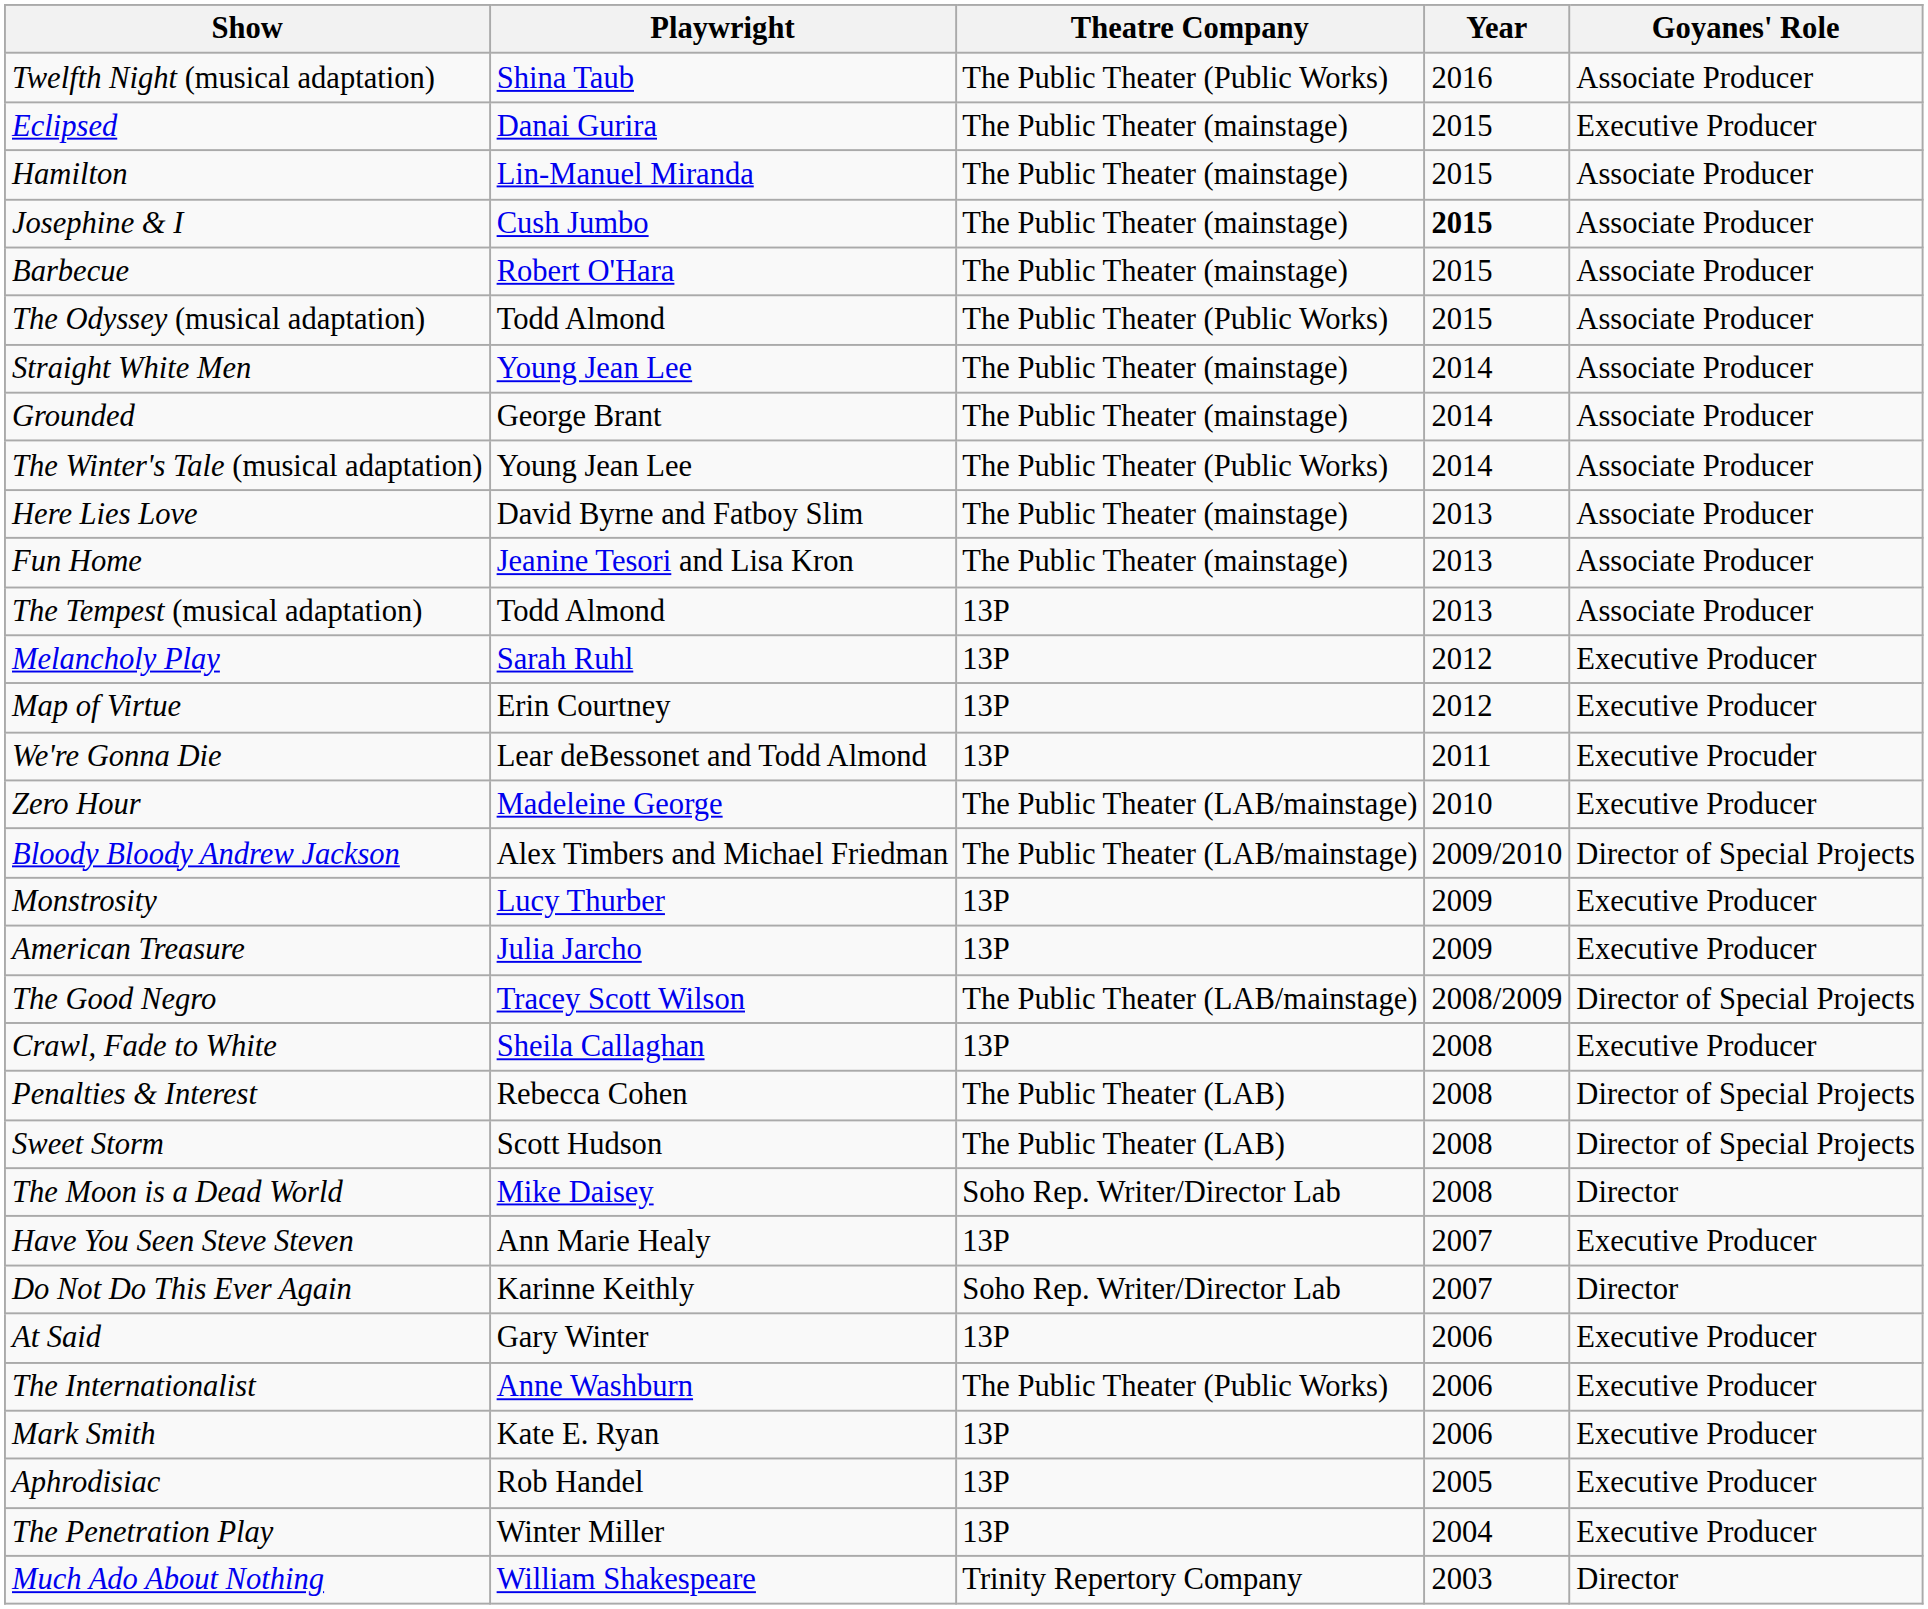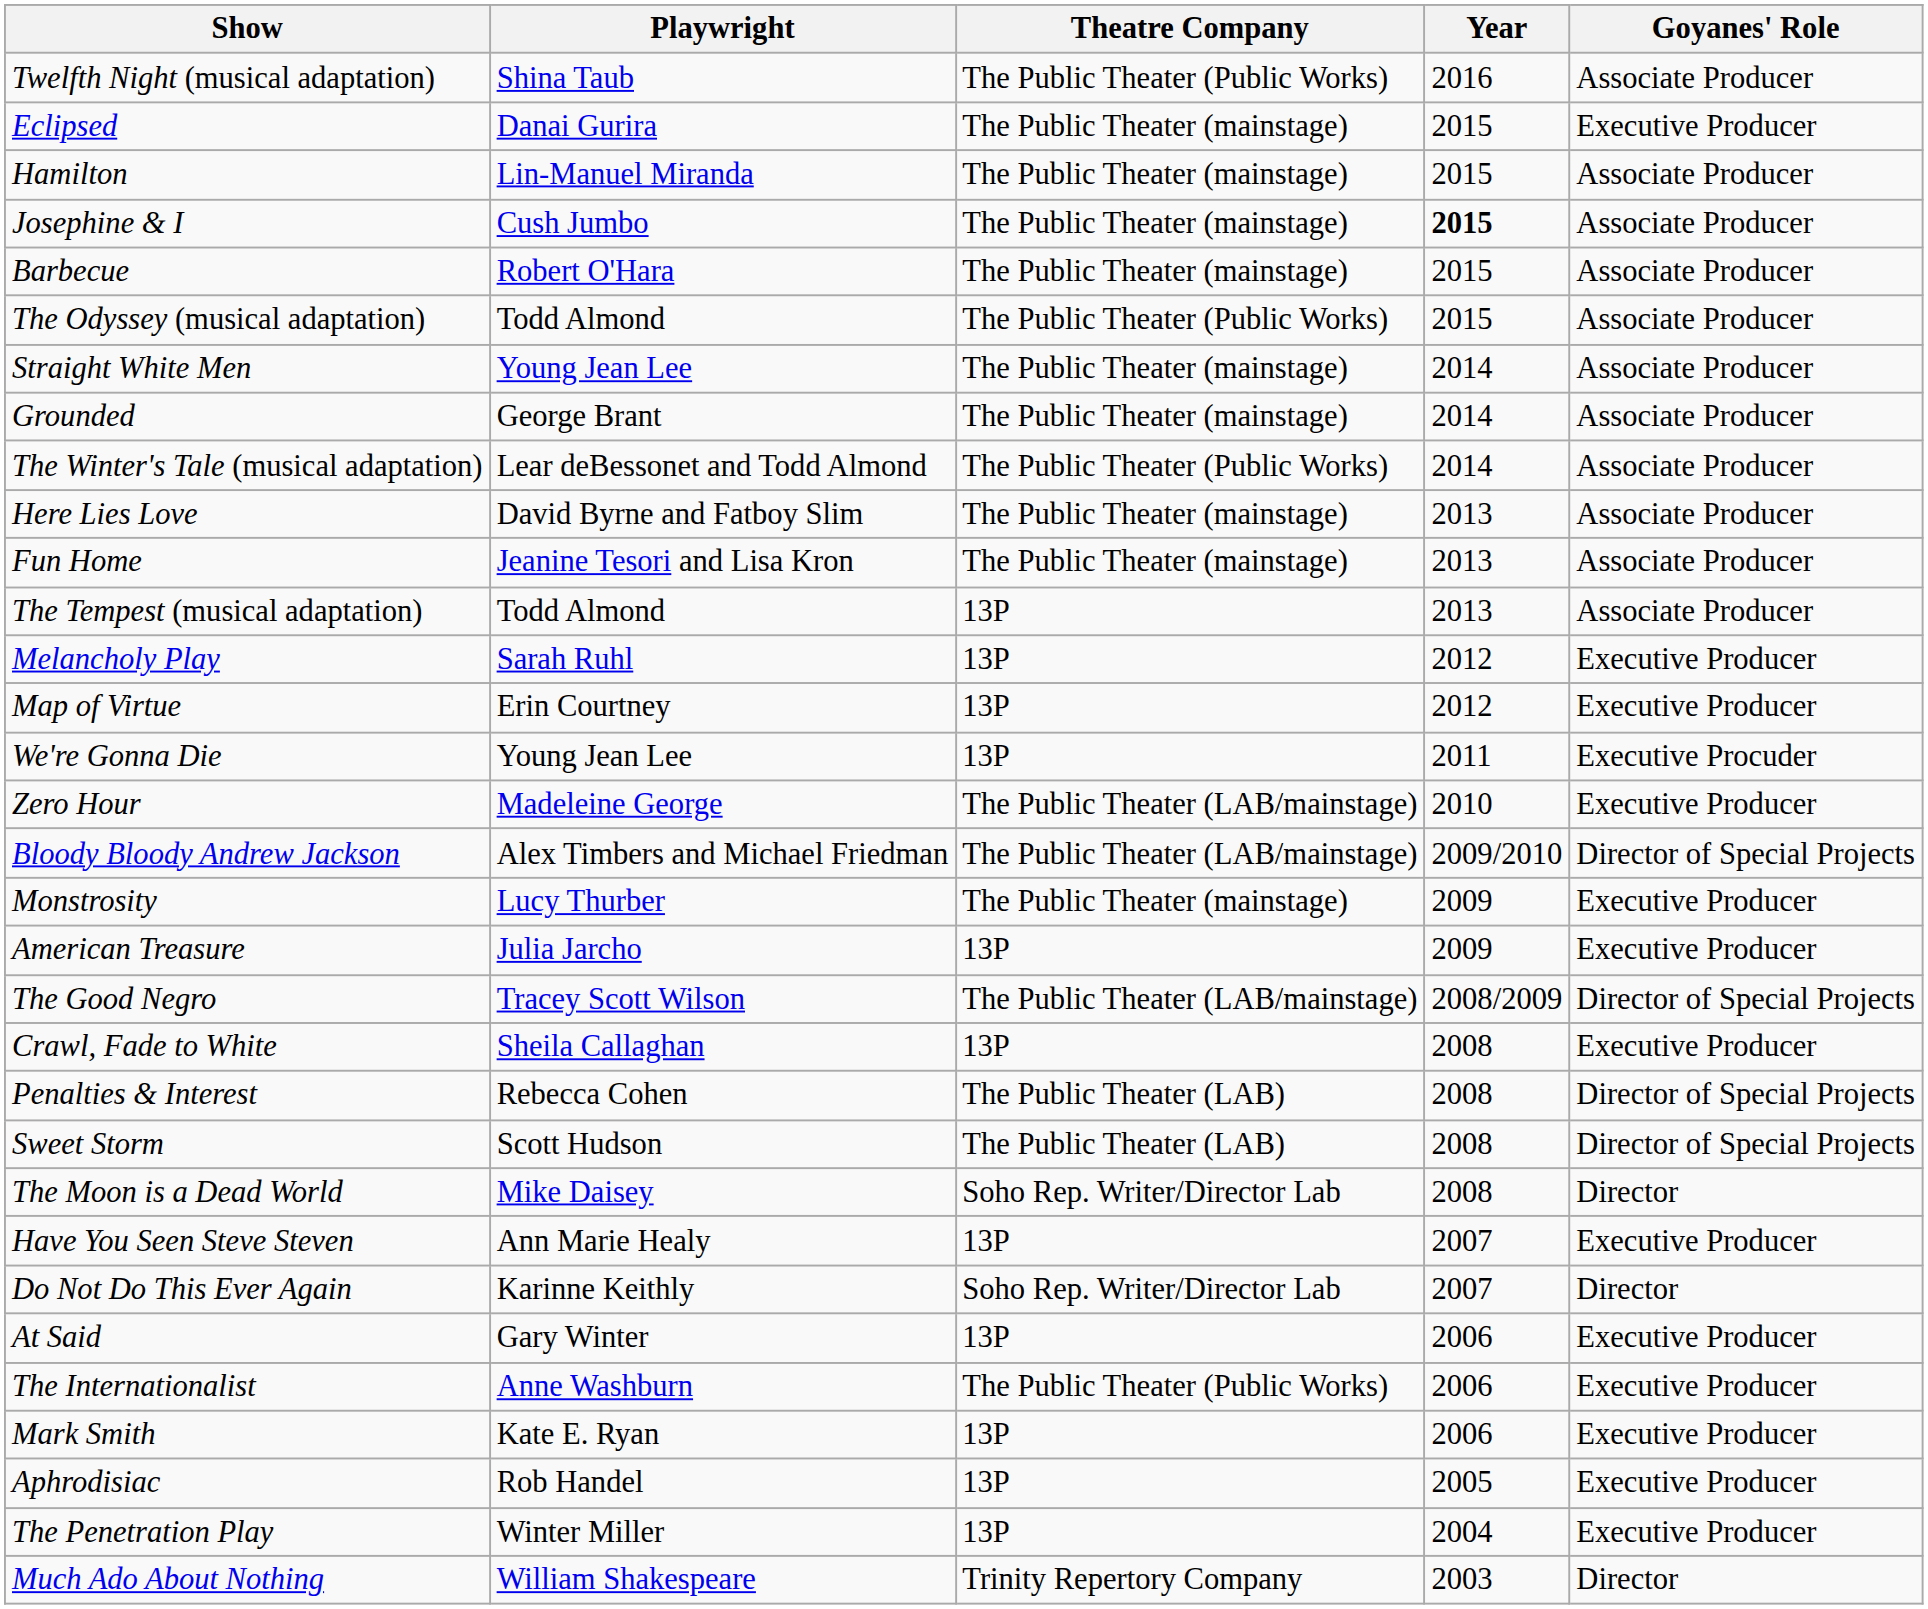(594, 464) Young Jean Lee -> (712, 464) Lear deBessonet and Todd Almond
(712, 755) Lear deBessonet and Todd Almond -> (594, 755) Young Jean Lee
(986, 901) 13P -> (1155, 901) The Public Theater (mainstage)
